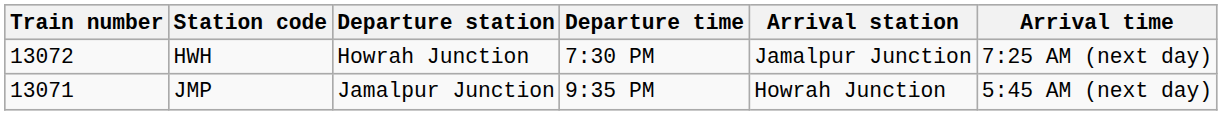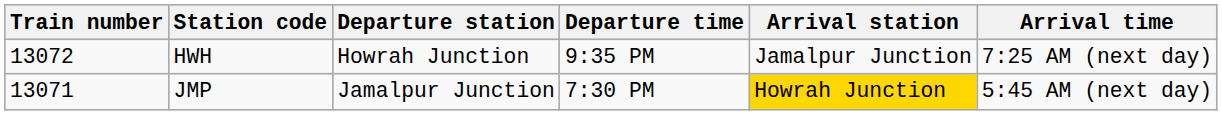(610, 57) 7:30 PM -> (610, 57) 9:35 PM
(610, 92) 9:35 PM -> (610, 92) 7:30 PM
(850, 92) no background -> (850, 92) gold background
